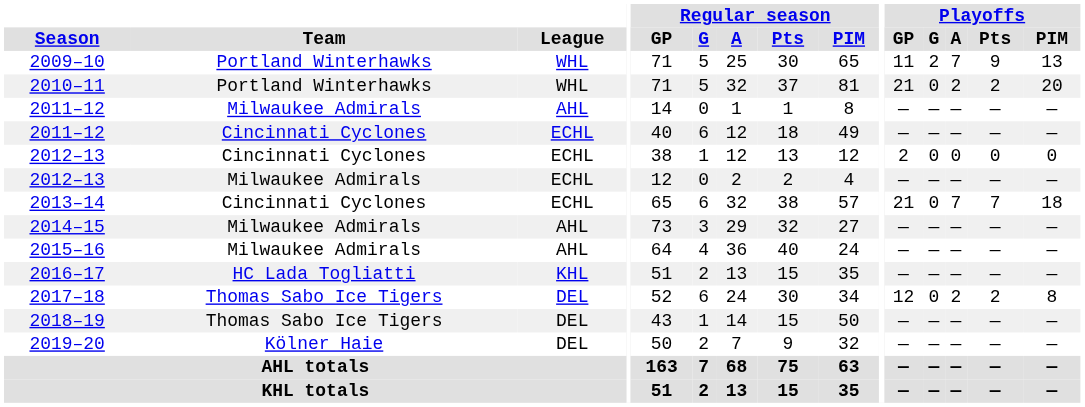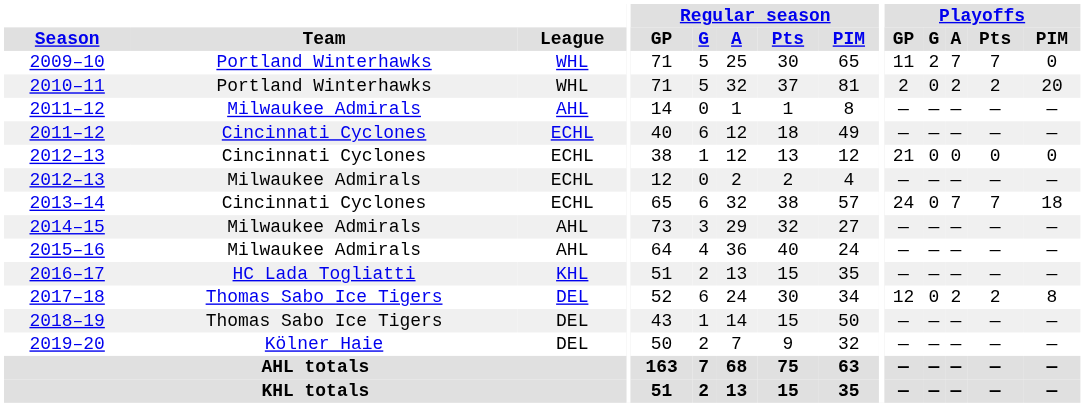(995, 63) 9 -> (995, 63) 7
(1052, 63) 13 -> (1052, 63) 0
(903, 86) 21 -> (903, 86) 2
(903, 156) 2 -> (903, 156) 21
(903, 203) 21 -> (903, 203) 24
